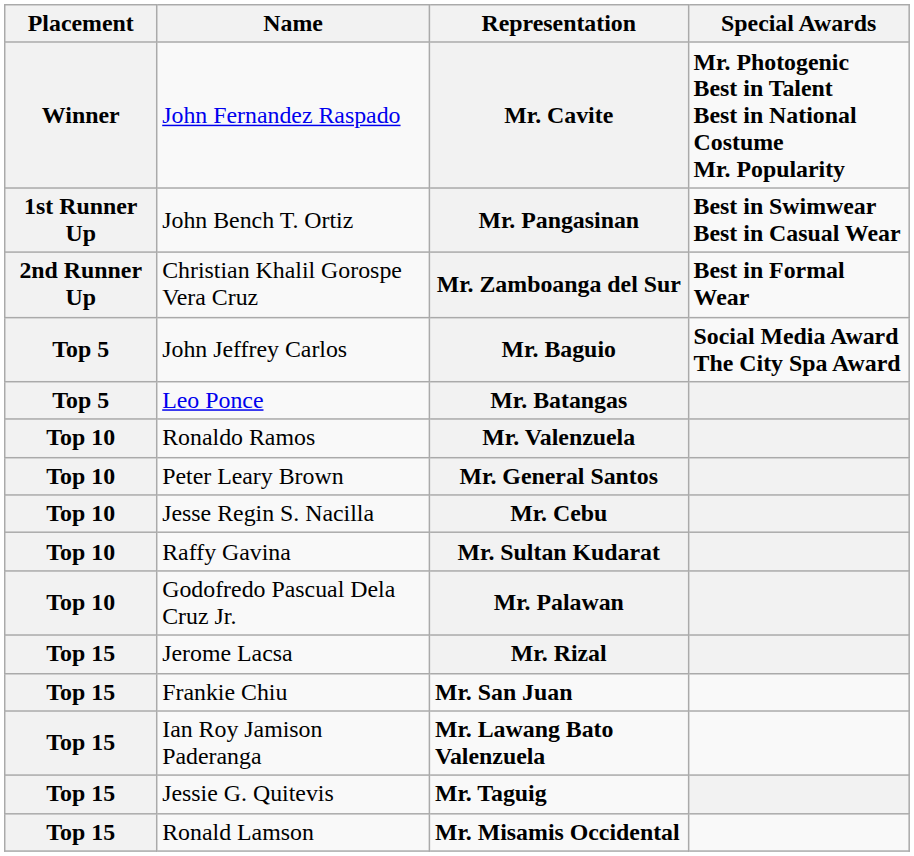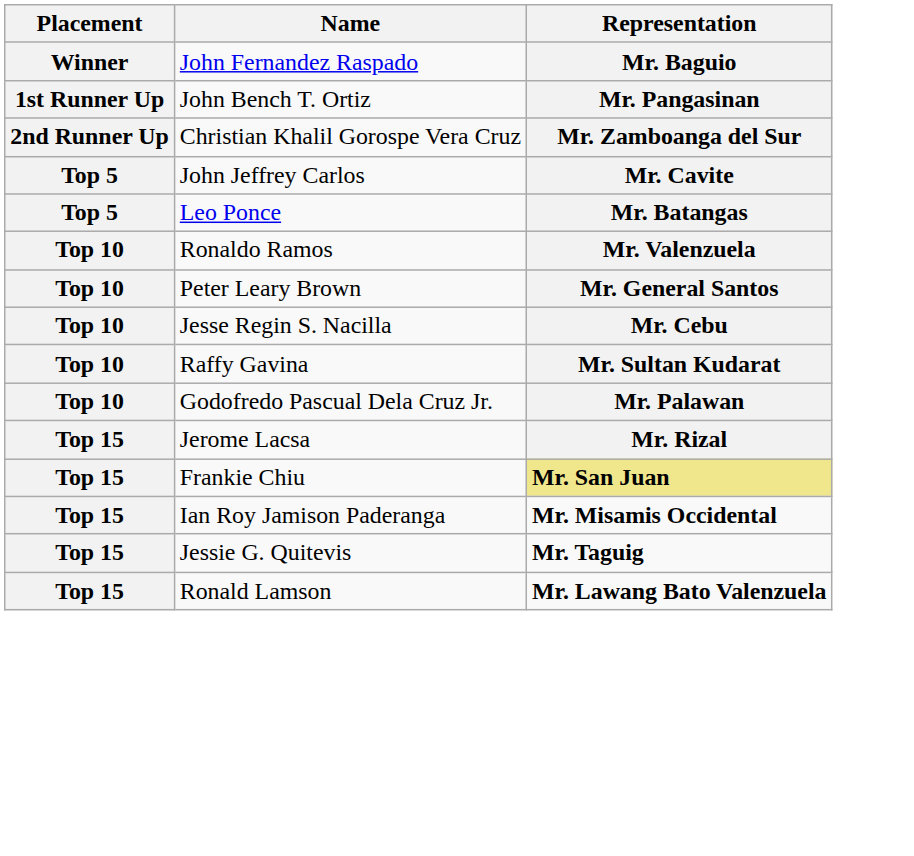- column: (799, 23)
(559, 114) Mr. Cavite -> (679, 61) Mr. Baguio
(559, 348) Mr. Baguio -> (679, 174) Mr. Cavite
(504, 691) no background -> (601, 477) khaki background
(524, 742) Mr. Lawang Bato Valenzuela -> (654, 514) Mr. Misamis Occidental
(557, 831) Mr. Misamis Occidental -> (679, 590) Mr. Lawang Bato Valenzuela
